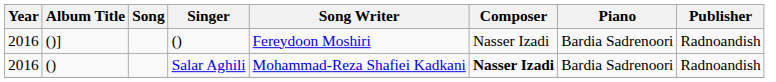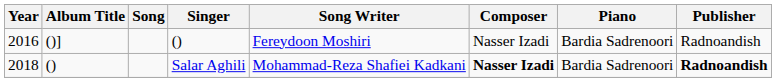(23, 65) 2016 -> (23, 65) 2018
(721, 65) normal -> (724, 65) bold
